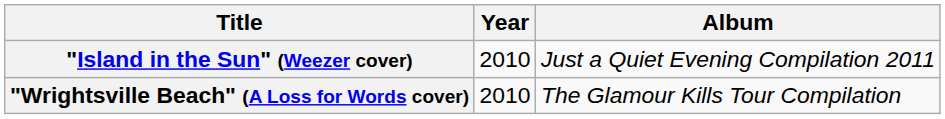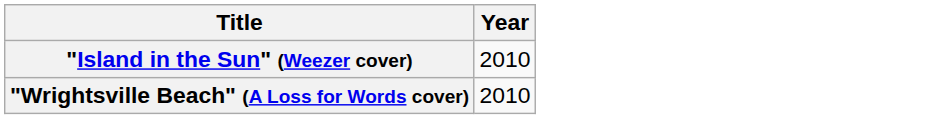- column: (738, 22)
